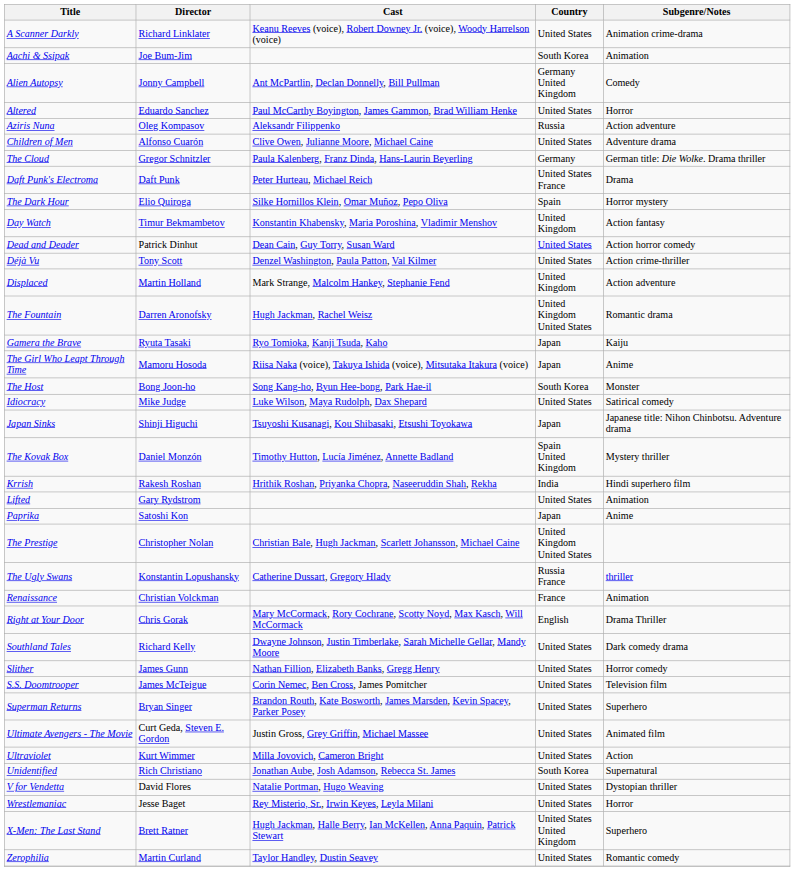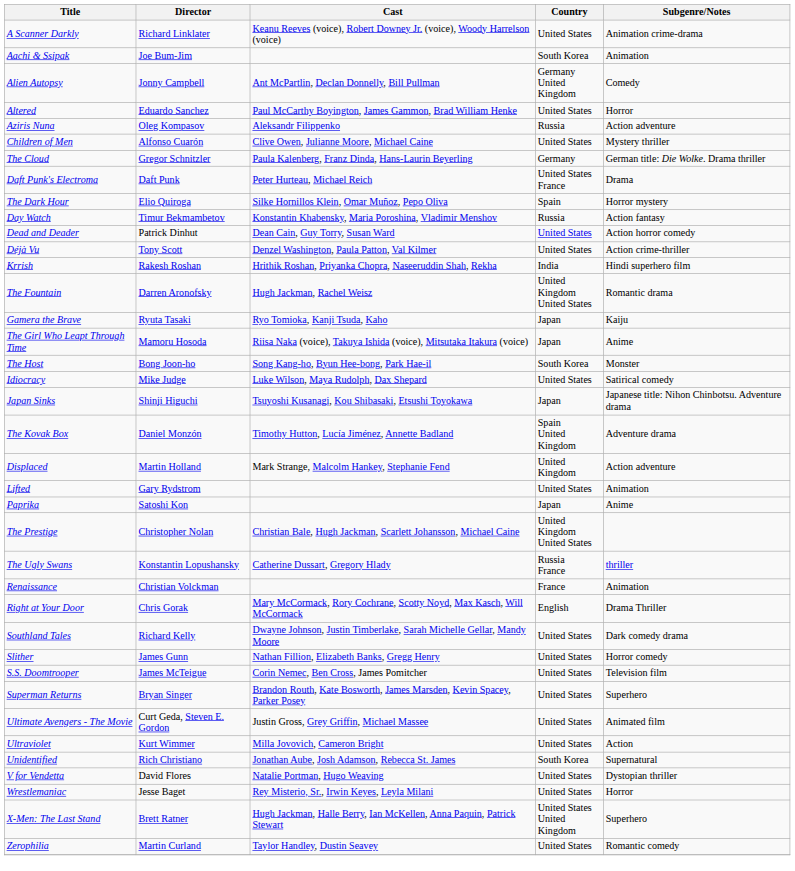(641, 142) Adventure drama -> (637, 142) Mystery thriller
(557, 223) United Kingdom -> (551, 217) Russia
rows swapped: (27, 282) <-> (20, 484)
(637, 456) Mystery thriller -> (641, 434) Adventure drama
